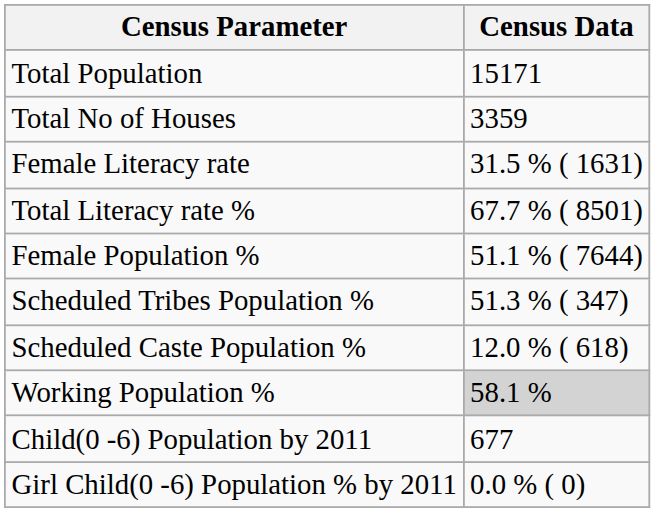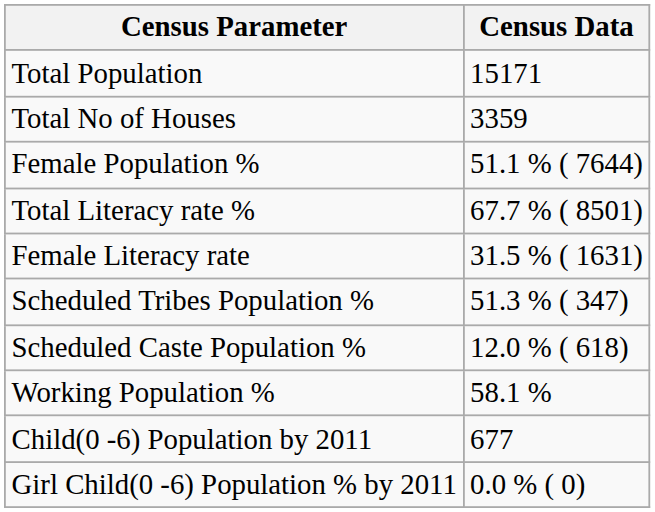rows swapped: (136, 255) <-> (131, 164)
(511, 392) lightgrey background -> (511, 392) no background
